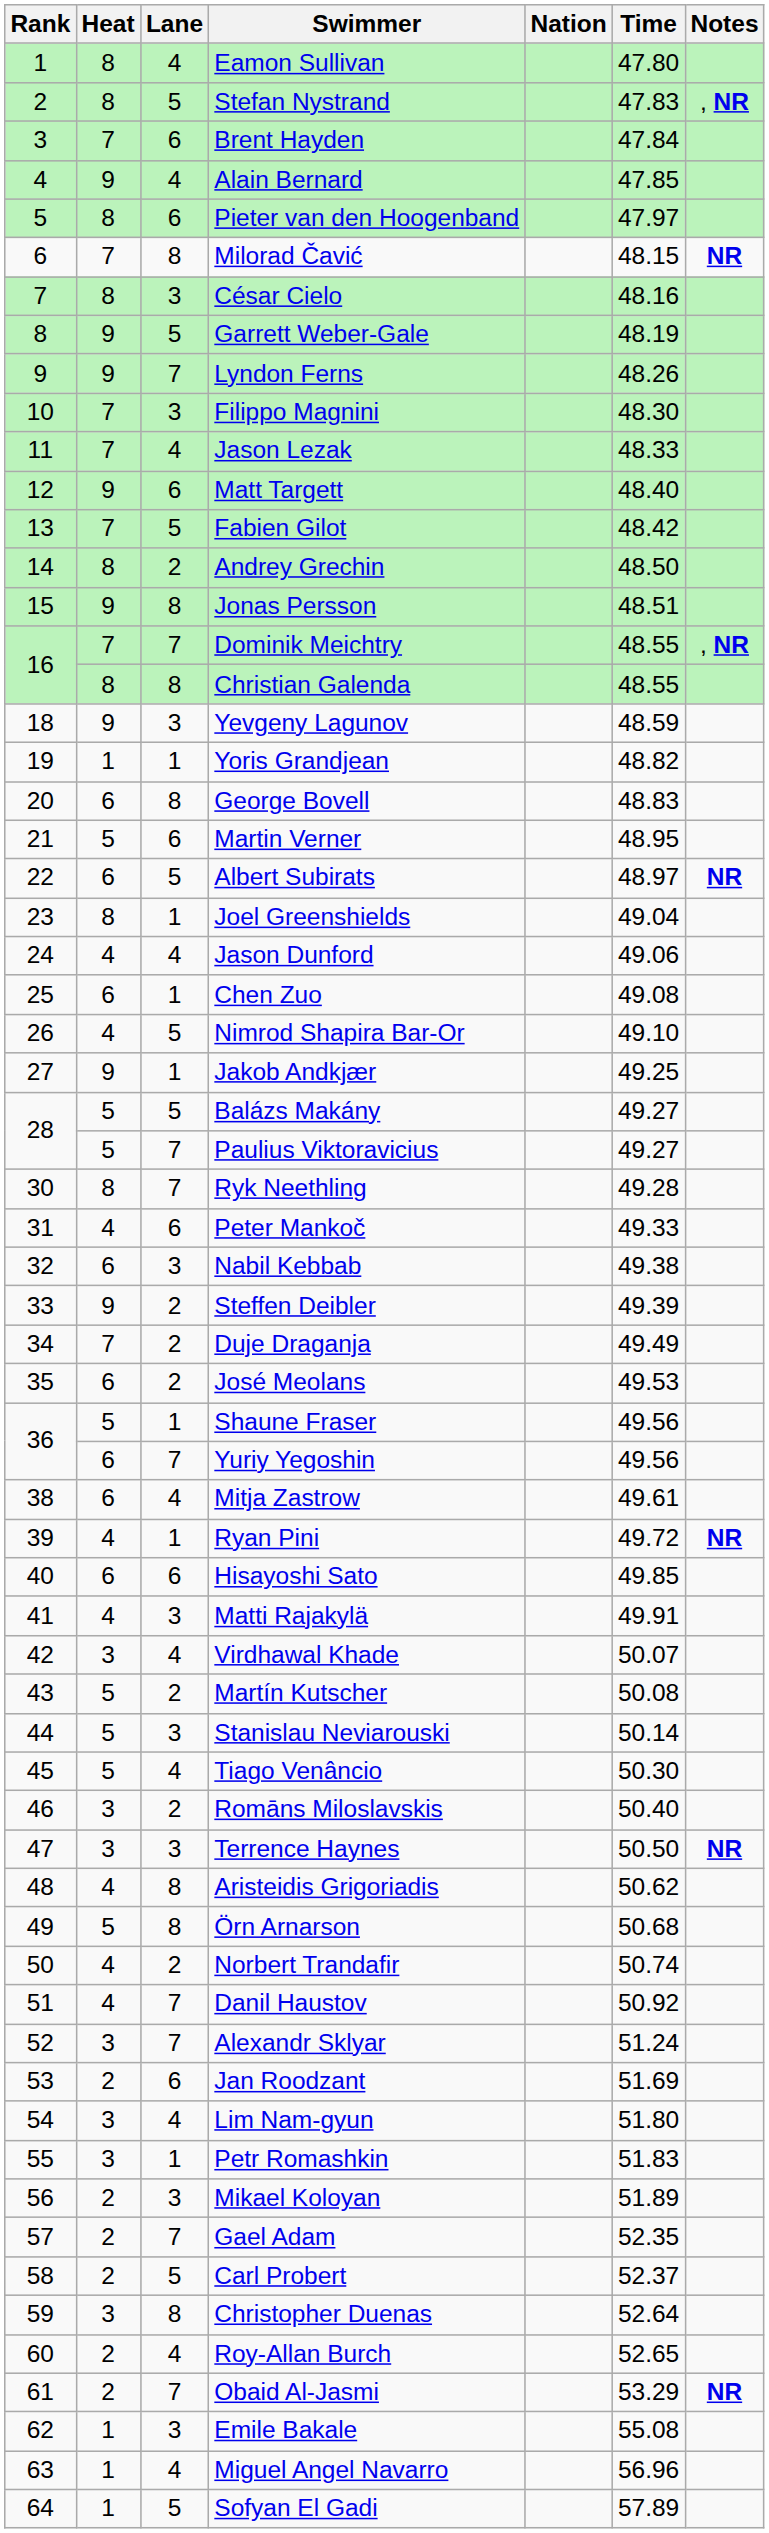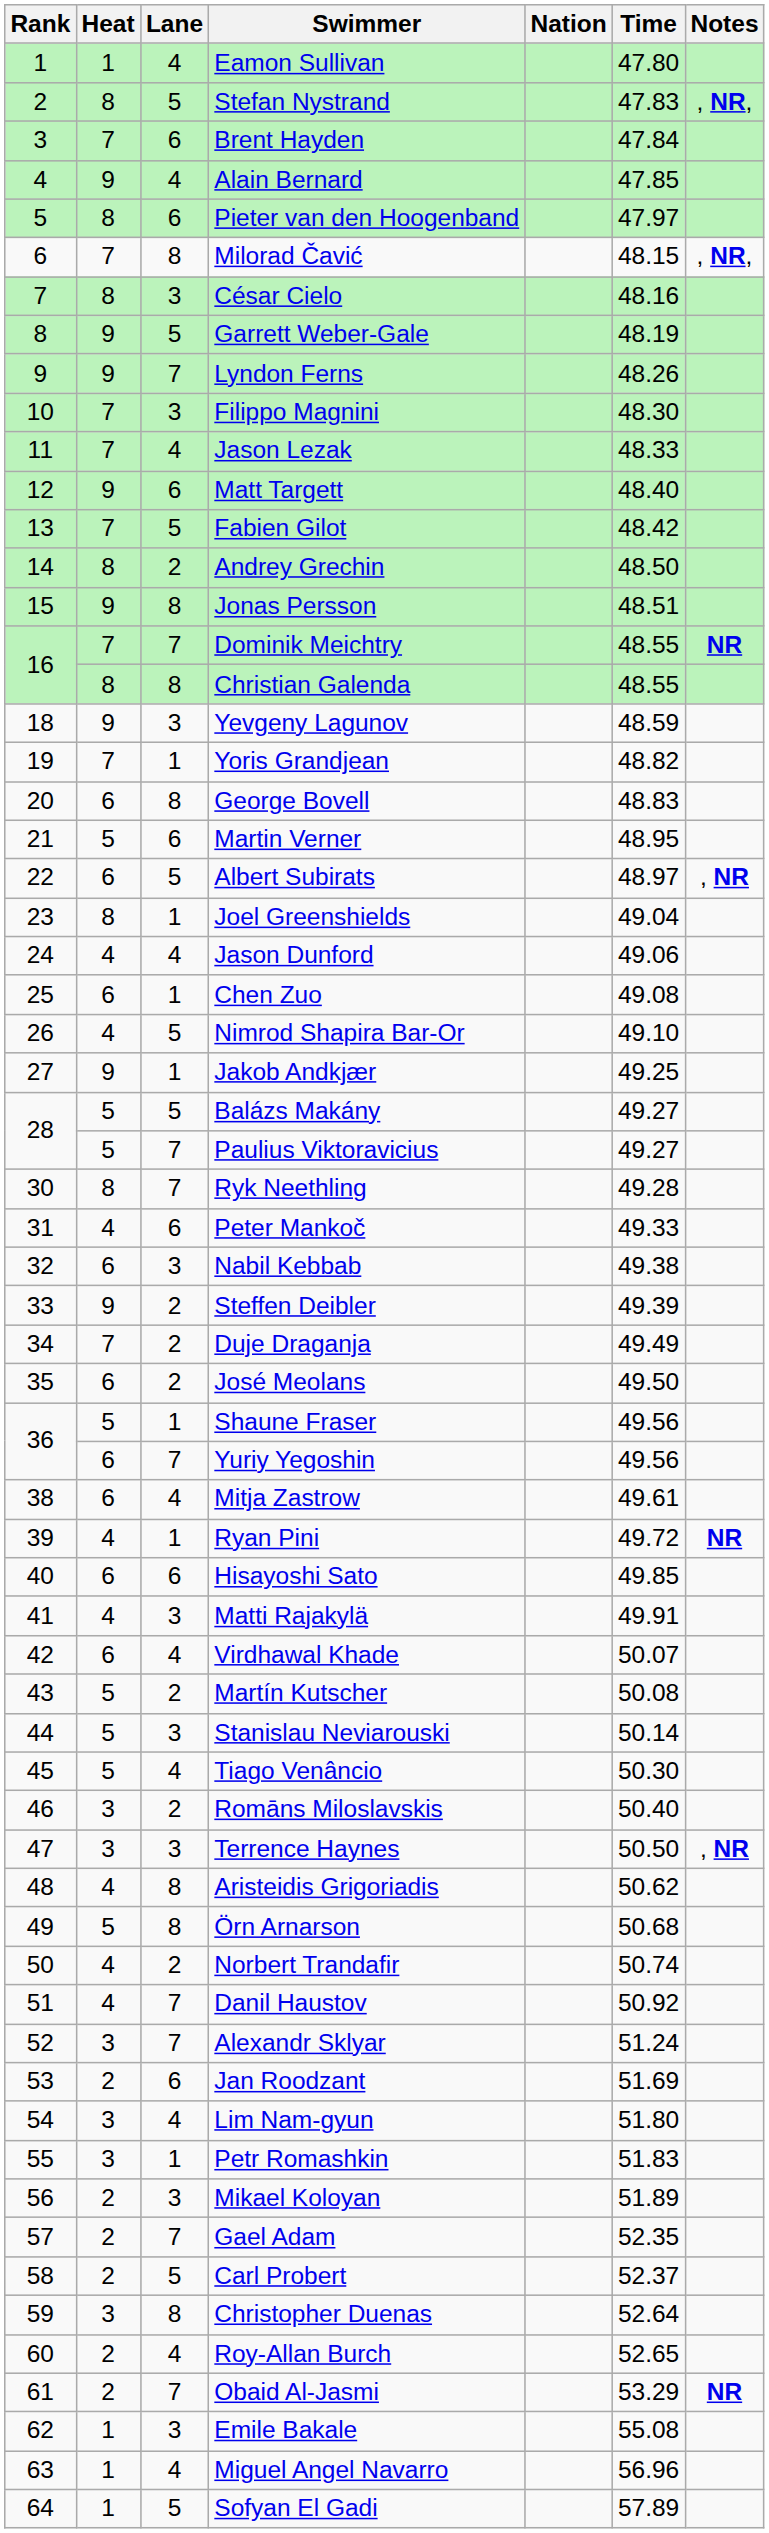(108, 62) 8 -> (108, 62) 1
(724, 101) , NR -> (724, 101) , NR,
(724, 256) NR -> (724, 256) , NR,
(724, 645) , NR -> (724, 645) NR
(108, 761) 1 -> (108, 761) 7
(724, 878) NR -> (724, 878) , NR
(649, 1382) 49.53 -> (649, 1382) 49.50
(108, 1654) 3 -> (108, 1654) 6
(724, 1848) NR -> (724, 1848) , NR
